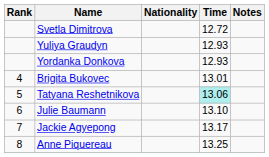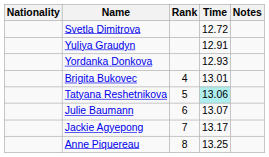columns swapped: (19, 12) <-> (171, 12)
(215, 45) 12.93 -> (215, 45) 12.91
(215, 111) 13.10 -> (215, 111) 13.07
